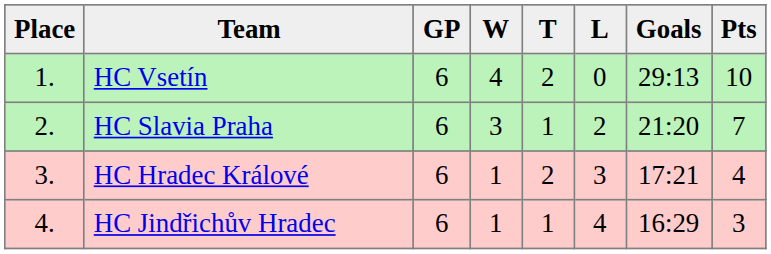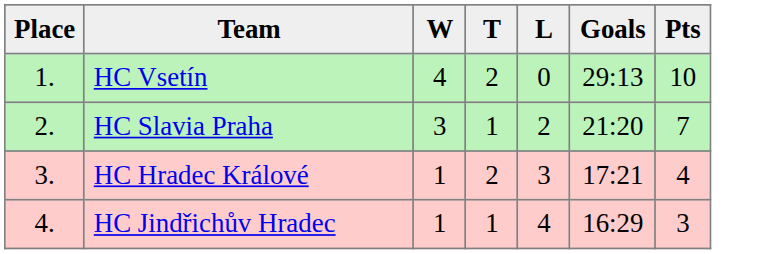- column: (442, 28)
